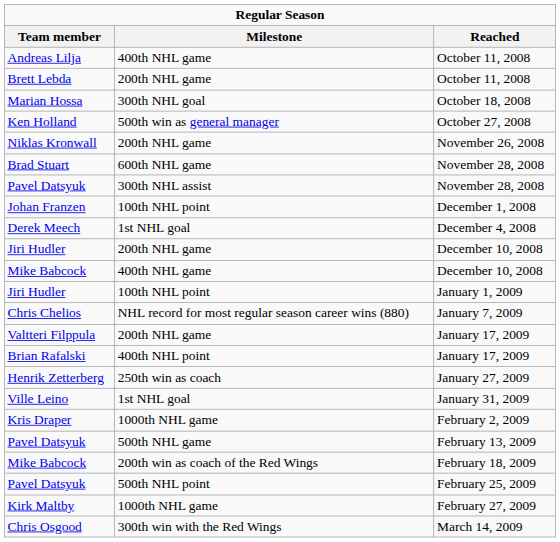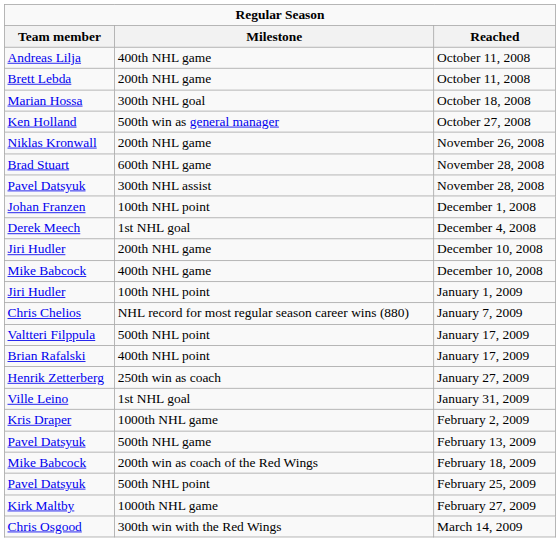(164, 334) 200th NHL game -> (164, 334) 500th NHL point
